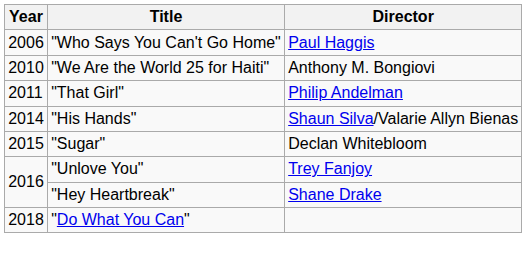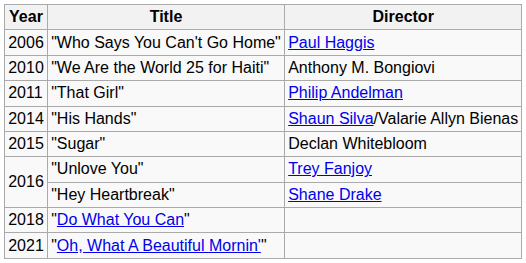+ row: (159, 245)
